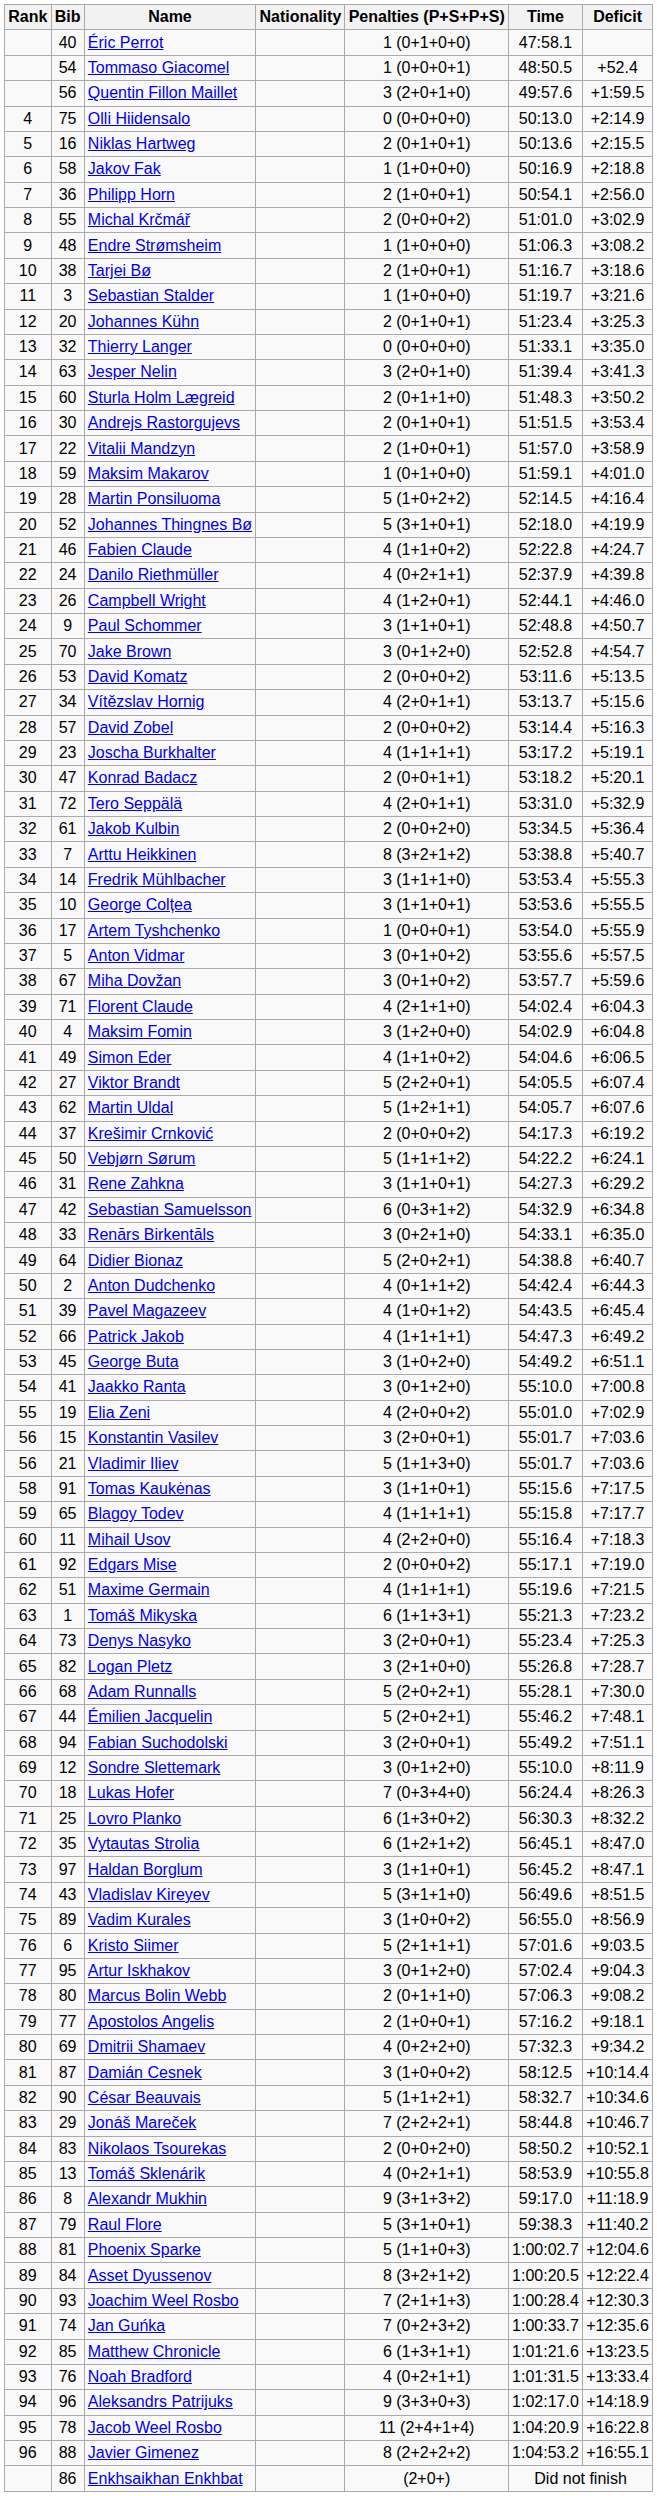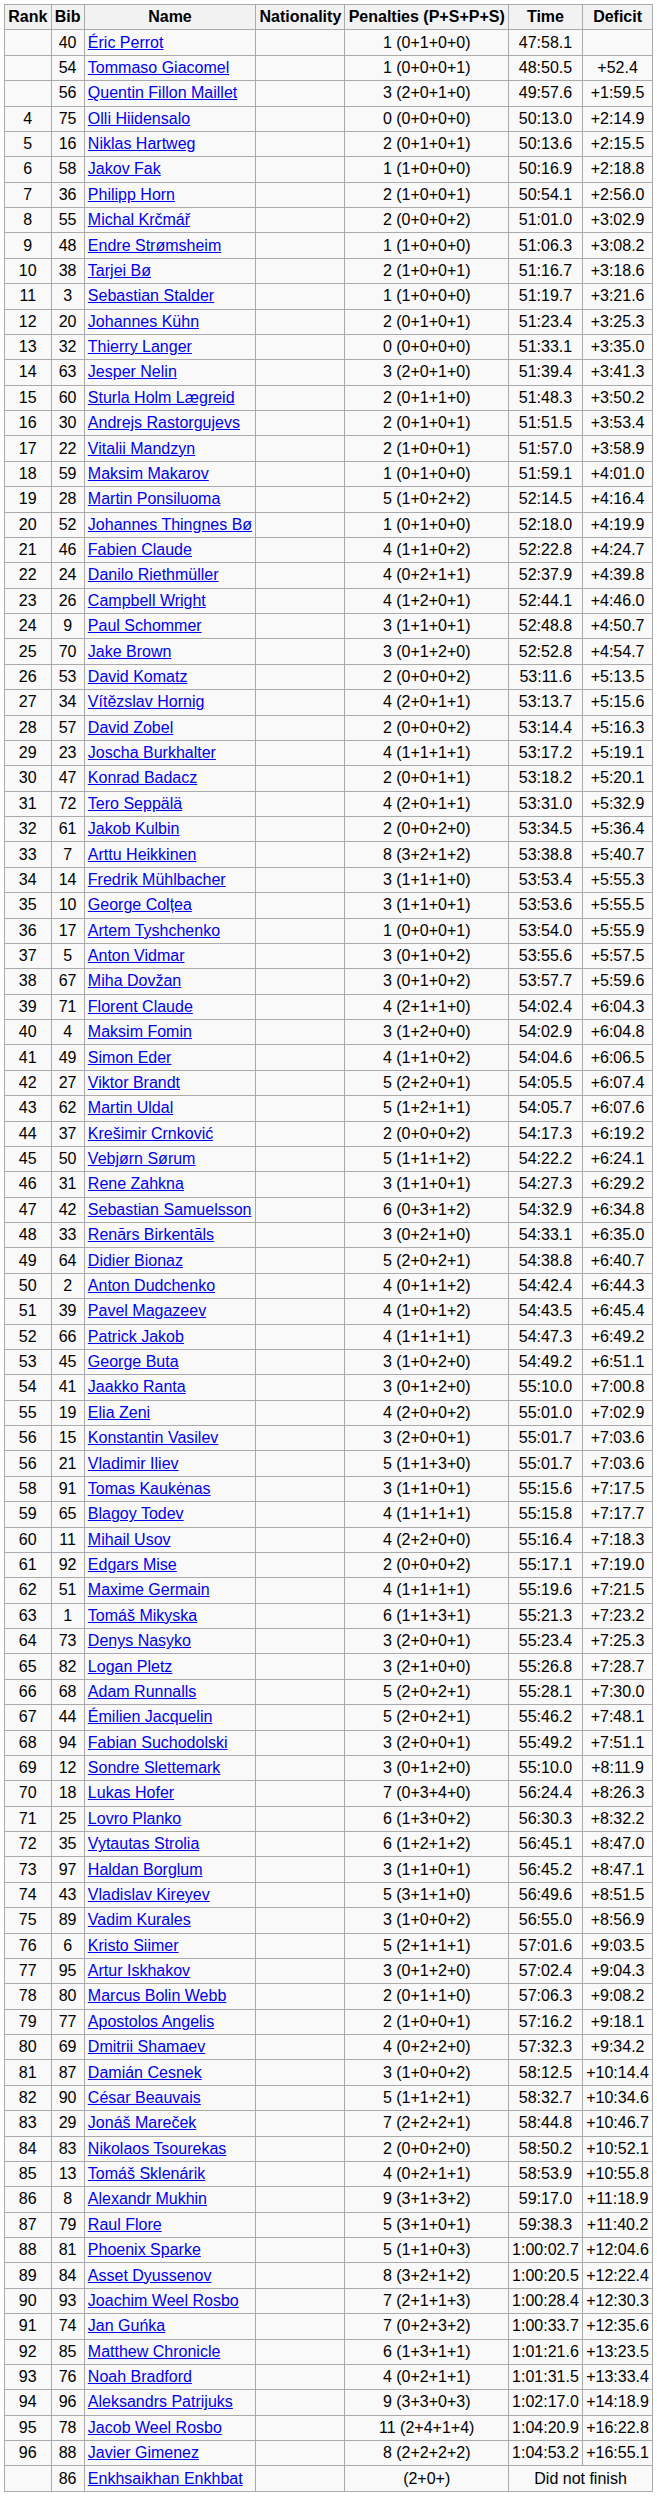(427, 524) 5 (3+1+0+1) -> (427, 524) 1 (0+1+0+0)
